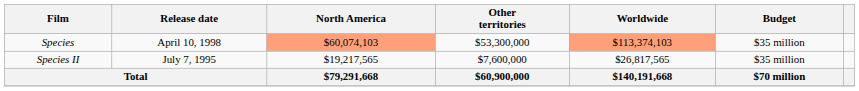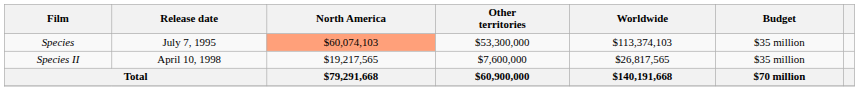(189, 42) April 10, 1998 -> (189, 42) July 7, 1995
(642, 42) lightsalmon background -> (642, 42) no background
(189, 59) July 7, 1995 -> (189, 59) April 10, 1998
